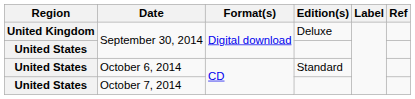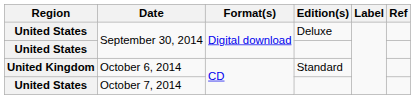(51, 31) United Kingdom -> (51, 31) United States
(51, 67) United States -> (51, 67) United Kingdom
